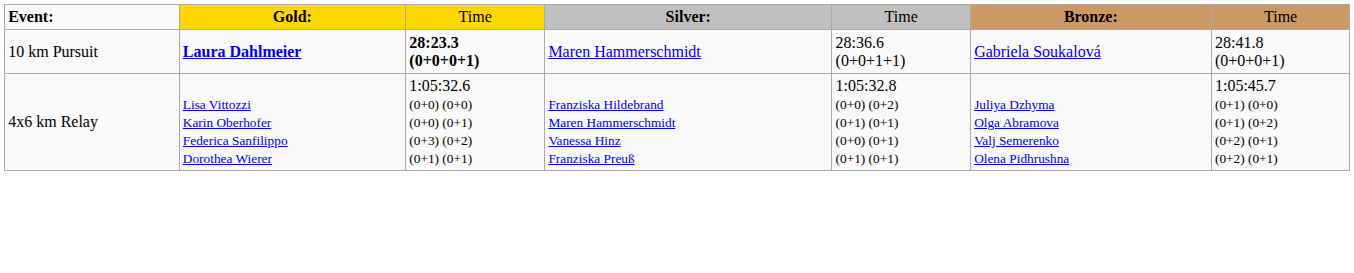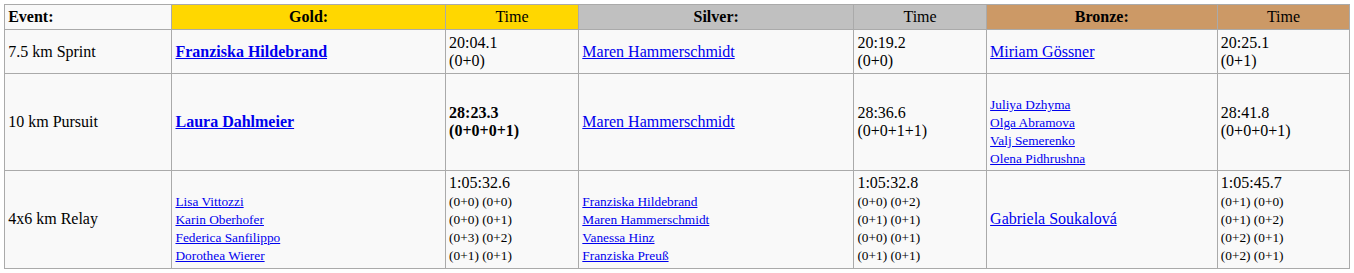+ row: (52, 51)
(1037, 51) Gabriela Soukalová -> (1038, 131) Juliya Dzhyma Olga Abramova Valj Semerenko Olena Pidhrushna
(1022, 131) Juliya Dzhyma Olga Abramova Valj Semerenko Olena Pidhrushna -> (1053, 219) Gabriela Soukalová
